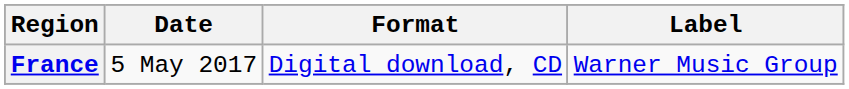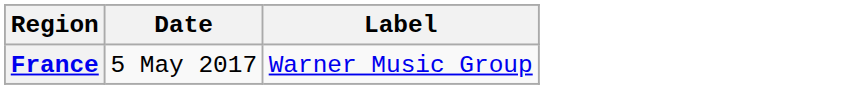- column: (415, 25)
